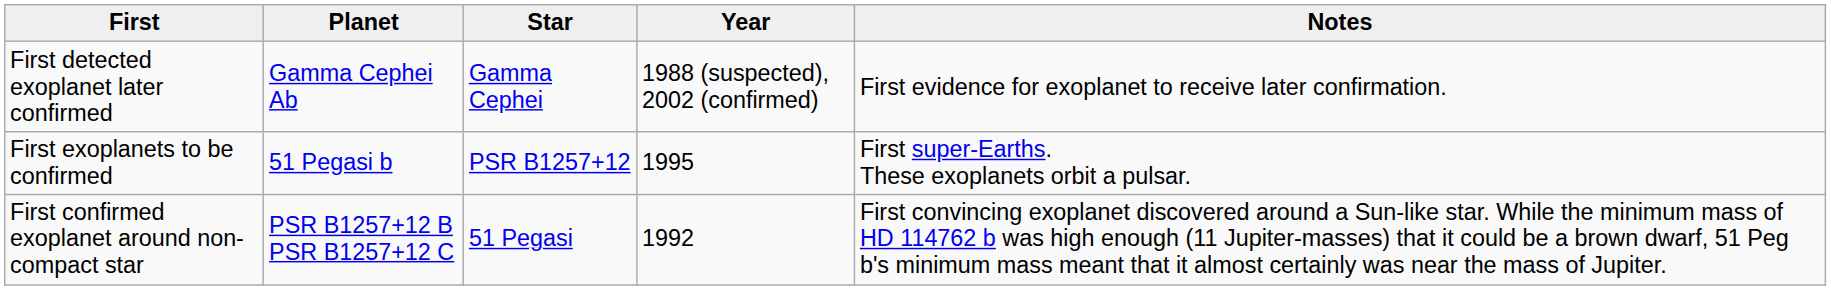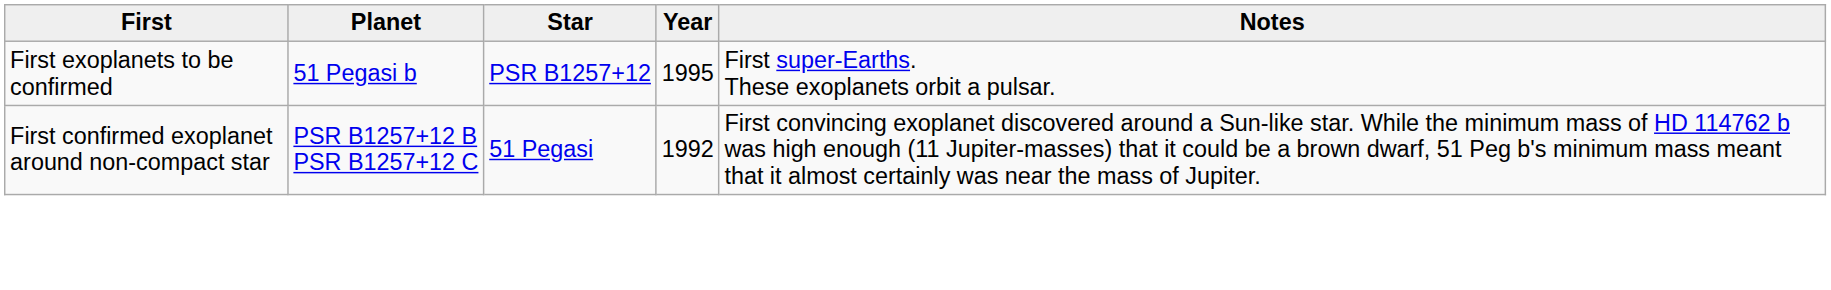- row: (87, 86)
